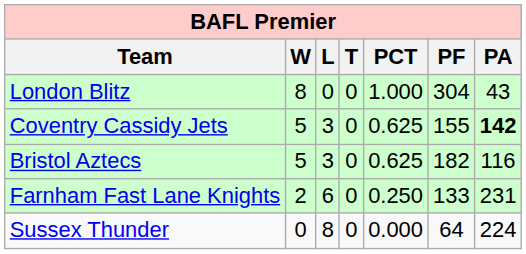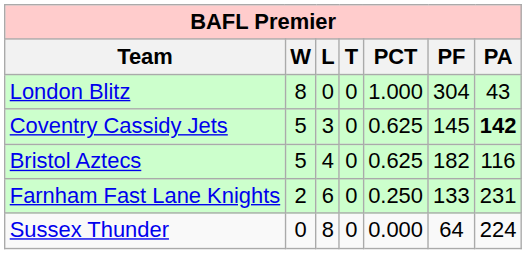(451, 126) 155 -> (451, 126) 145
(328, 160) 3 -> (328, 160) 4
